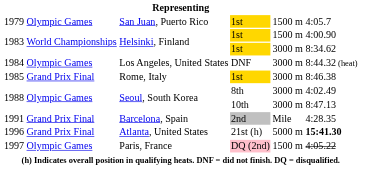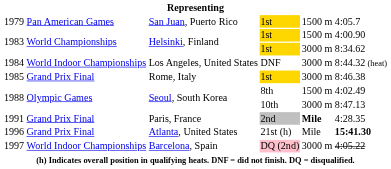(59, 21) Olympic Games -> (70, 21) Pan American Games
(59, 63) Olympic Games -> (86, 63) World Indoor Championships
(288, 90) 3000 m -> (317, 90) 1500 m
(154, 118) Barcelona, Spain -> (175, 118) Paris, France
(282, 118) normal -> (312, 118) bold
(288, 132) 5000 m -> (311, 132) Mile
(59, 146) Olympic Games -> (86, 146) World Indoor Championships
(146, 146) Paris, France -> (183, 146) Barcelona, Spain
(288, 146) 1500 m -> (317, 146) 3000 m
